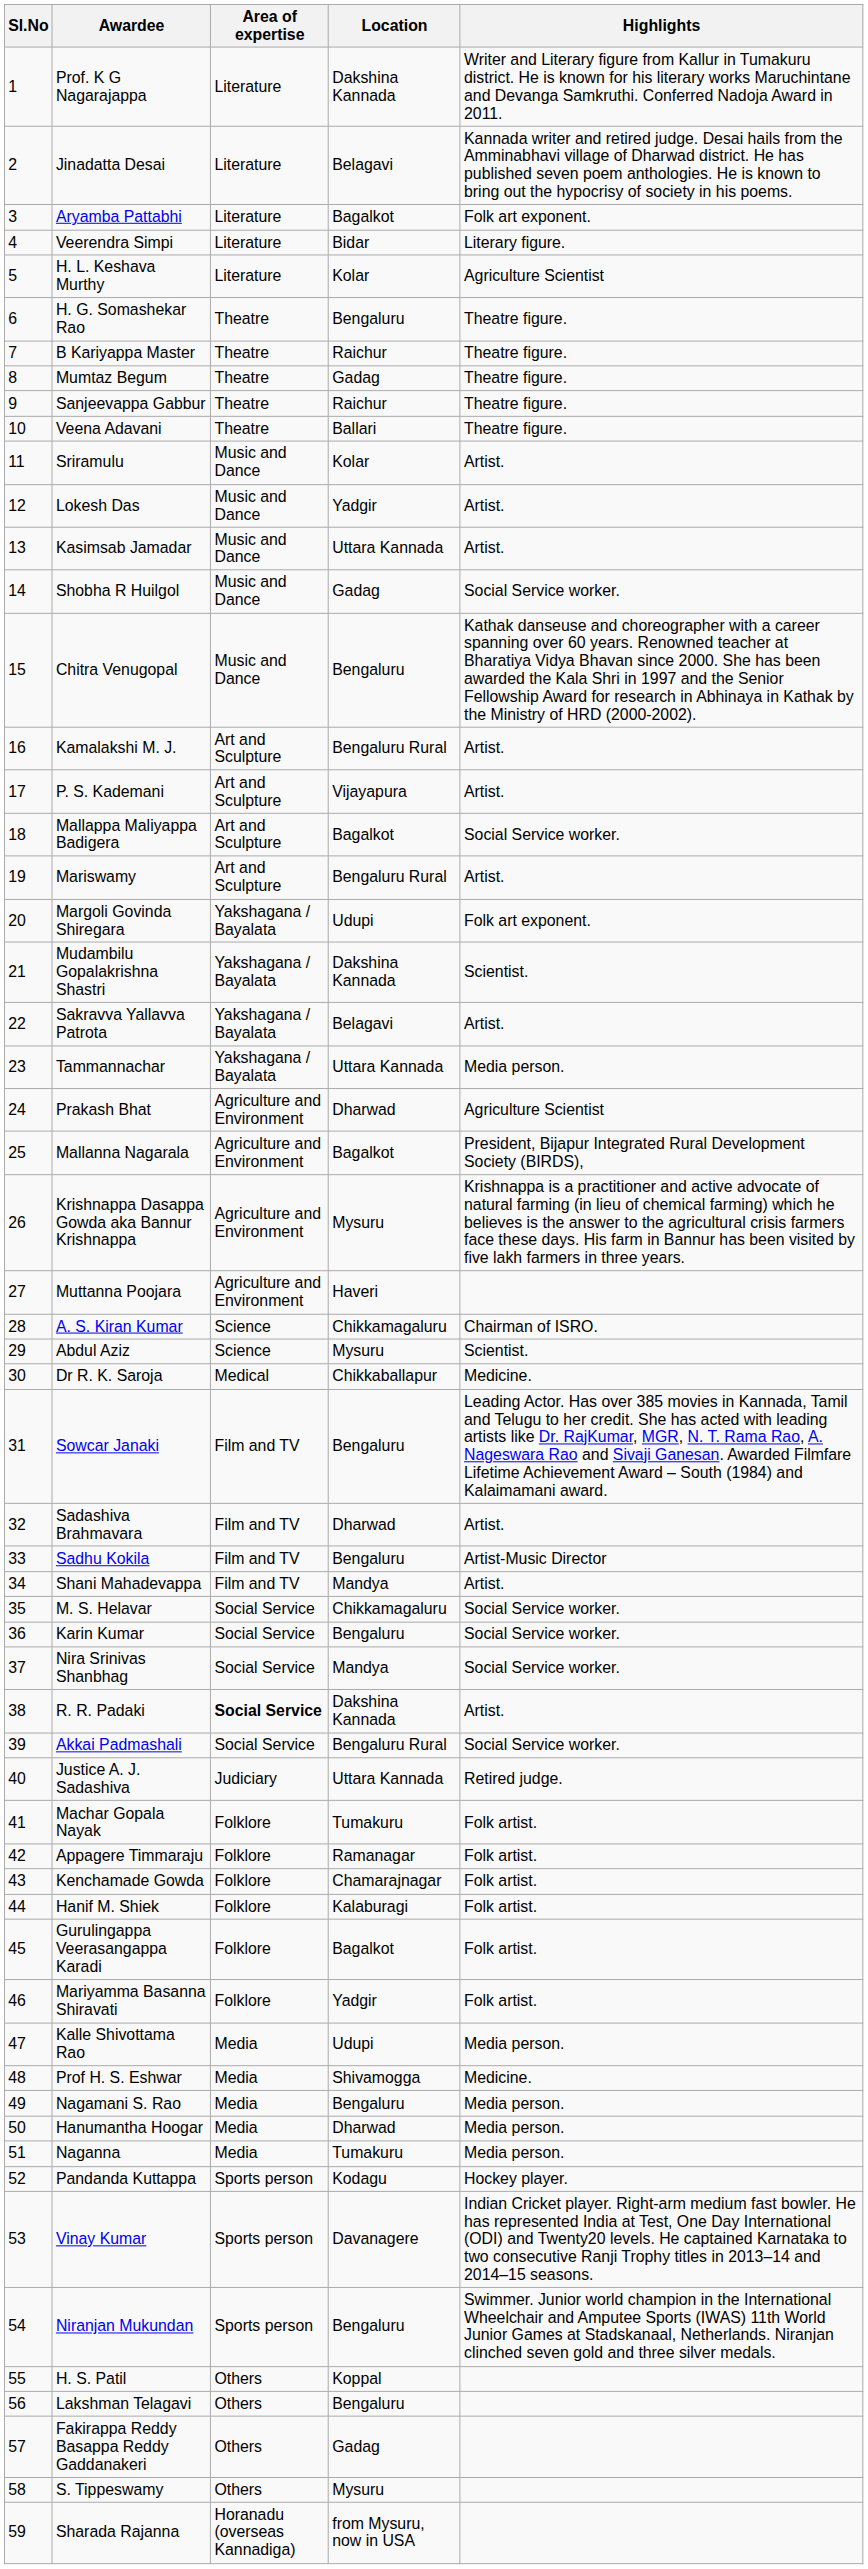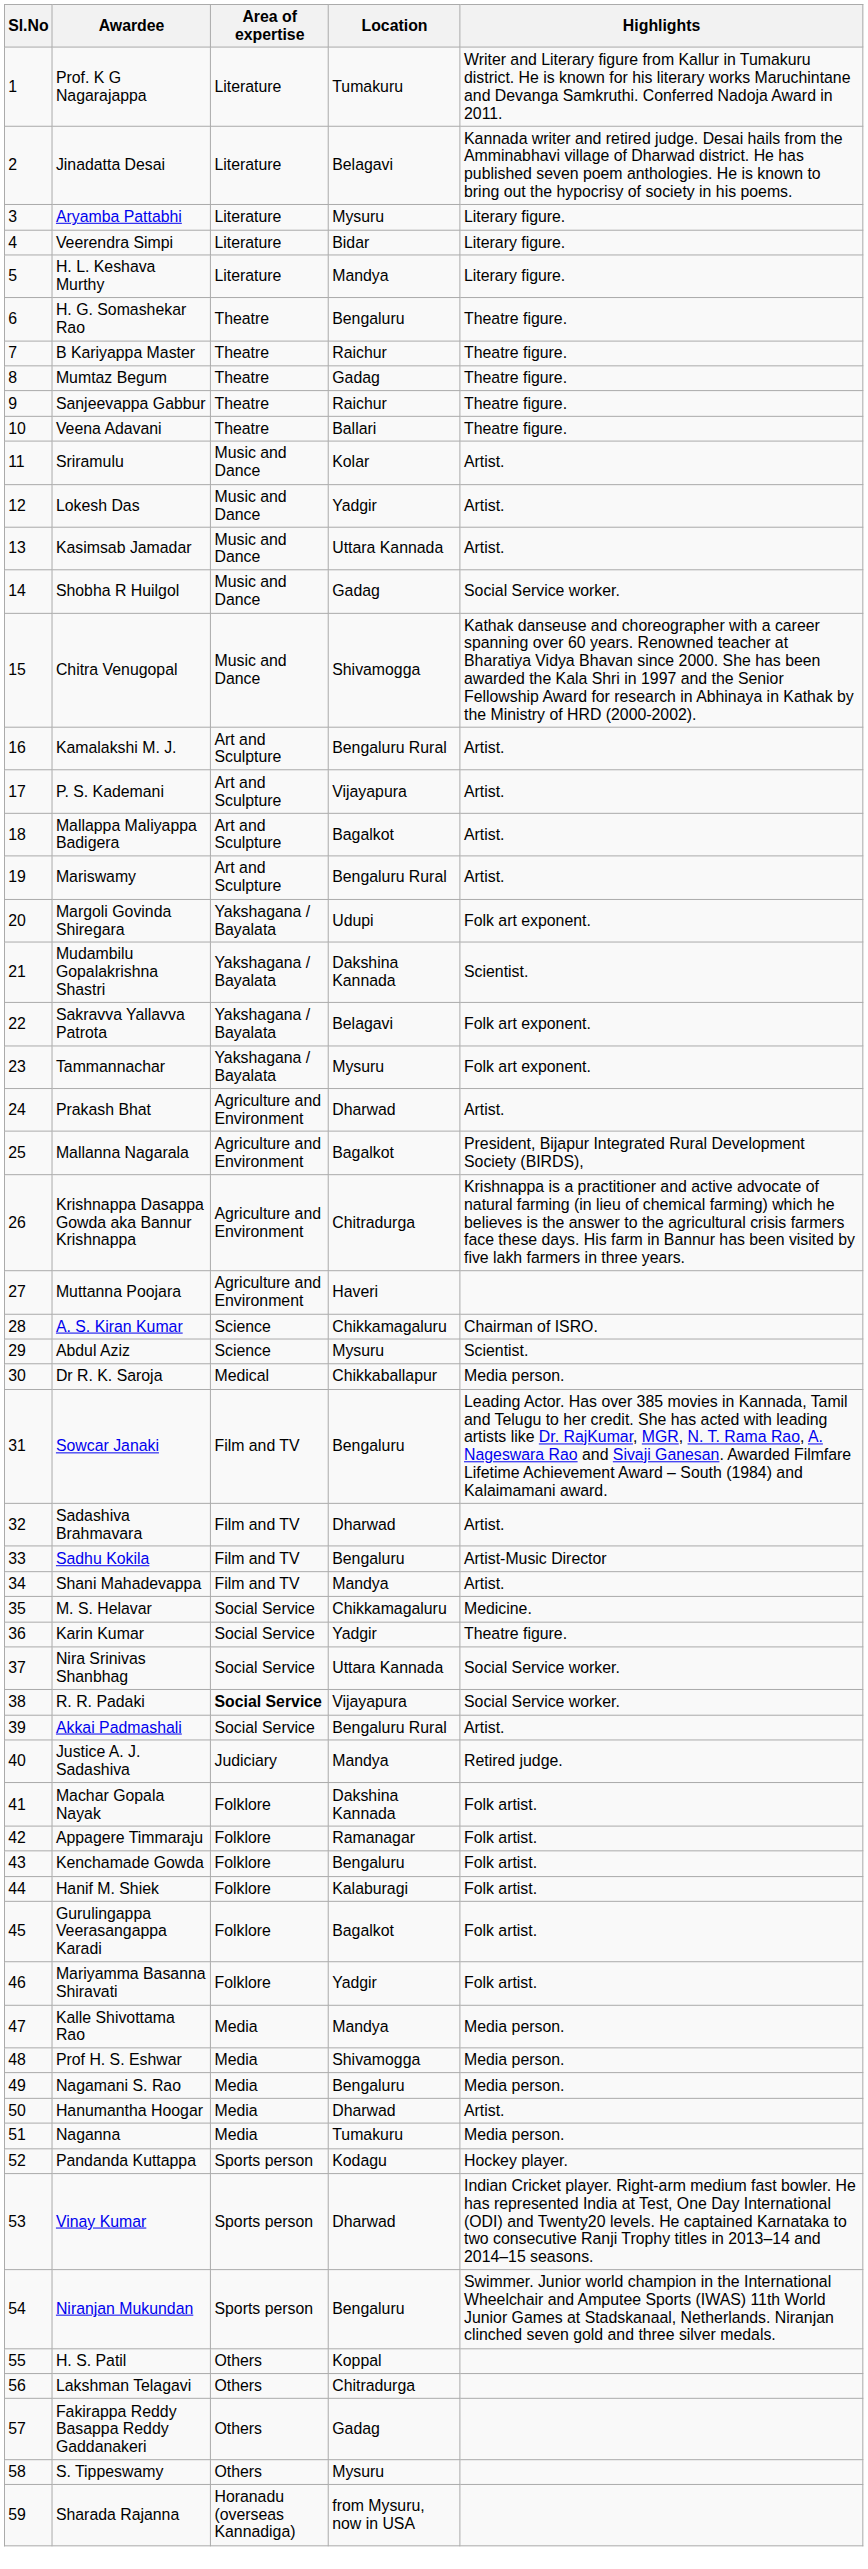(365, 86) Dakshina Kannada -> (368, 86) Tumakuru
(363, 217) Bagalkot -> (358, 217) Mysuru
(527, 217) Folk art exponent. -> (515, 217) Literary figure.
(351, 276) Kolar -> (360, 276) Mandya
(534, 276) Agriculture Scientist -> (515, 276) Literary figure.
(368, 670) Bengaluru -> (376, 670) Shivamogga
(542, 834) Social Service worker. -> (484, 834) Artist.
(484, 1024) Artist. -> (527, 1024) Folk art exponent.
(388, 1067) Uttara Kannada -> (358, 1067) Mysuru
(514, 1067) Media person. -> (527, 1067) Folk art exponent.
(534, 1110) Agriculture Scientist -> (484, 1110) Artist.
(358, 1222) Mysuru -> (374, 1222) Chitradurga
(498, 1376) Medicine. -> (514, 1376) Media person.
(542, 1609) Social Service worker. -> (498, 1609) Medicine.
(368, 1634) Bengaluru -> (355, 1634) Yadgir
(542, 1634) Social Service worker. -> (516, 1634) Theatre figure.
(360, 1668) Mandya -> (388, 1668) Uttara Kannada
(365, 1711) Dakshina Kannada -> (370, 1702) Vijayapura
(484, 1711) Artist. -> (542, 1702) Social Service worker.
(542, 1745) Social Service worker. -> (484, 1727) Artist.
(388, 1779) Uttara Kannada -> (360, 1761) Mandya
(368, 1822) Tumakuru -> (365, 1804) Dakshina Kannada
(387, 1881) Chamarajnagar -> (368, 1863) Bengaluru
(353, 2044) Udupi -> (360, 2026) Mandya
(498, 2078) Medicine. -> (514, 2060) Media person.
(514, 2128) Media person. -> (484, 2110) Artist.
(375, 2239) Davanagere -> (364, 2221) Dharwad
(368, 2403) Bengaluru -> (374, 2386) Chitradurga
